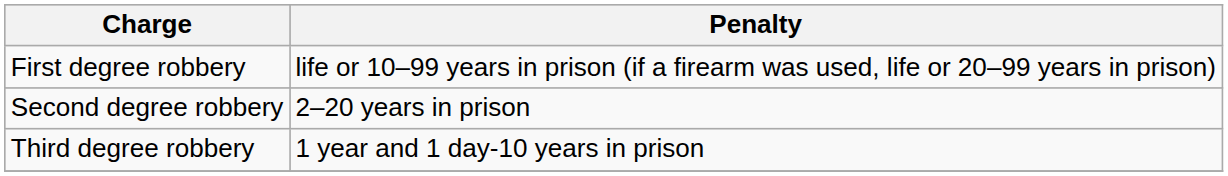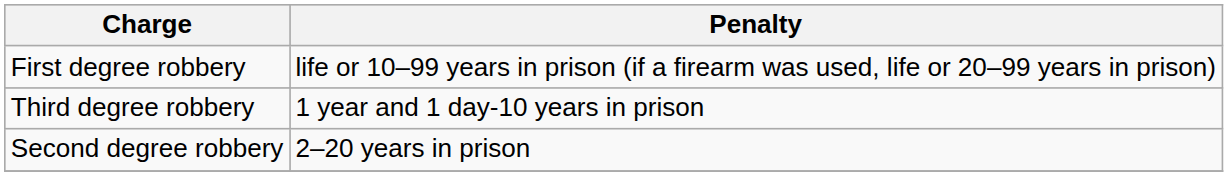rows swapped: (147, 107) <-> (133, 149)
